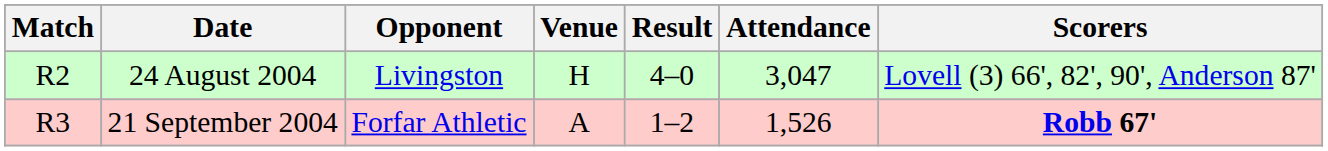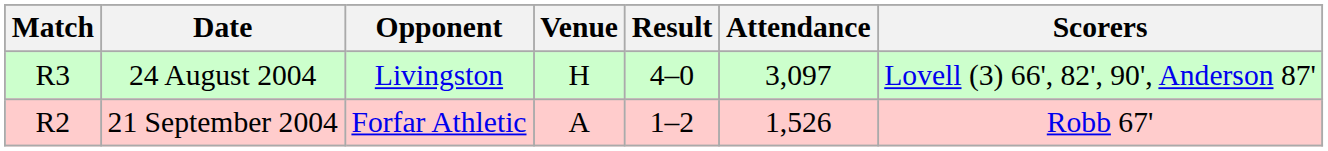(53, 74) R2 -> (53, 74) R3
(798, 74) 3,047 -> (798, 74) 3,097
(53, 121) R3 -> (53, 121) R2
(1100, 121) bold -> (1100, 121) normal
